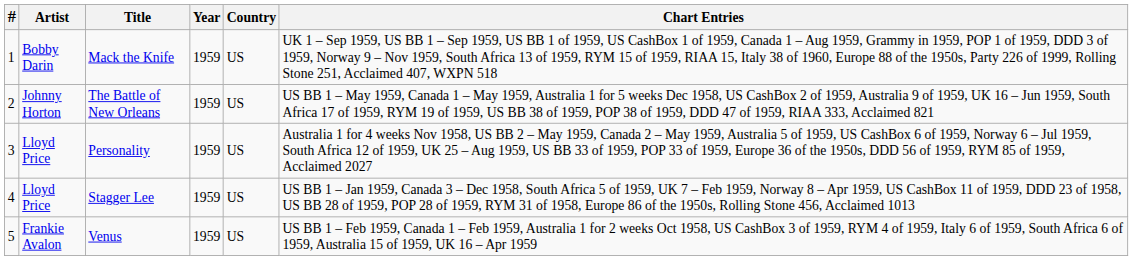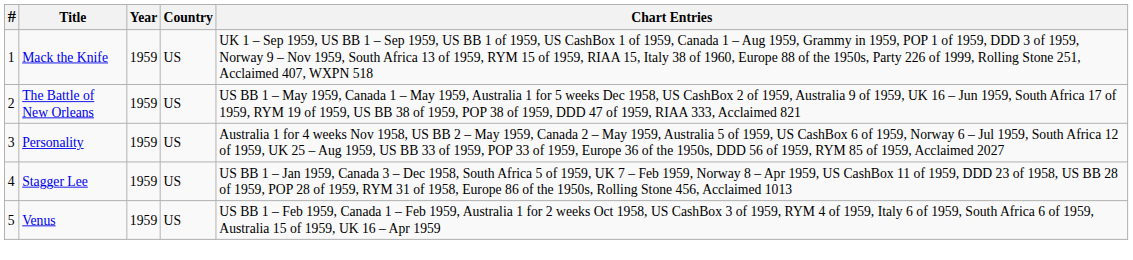- column: (52, 17)
